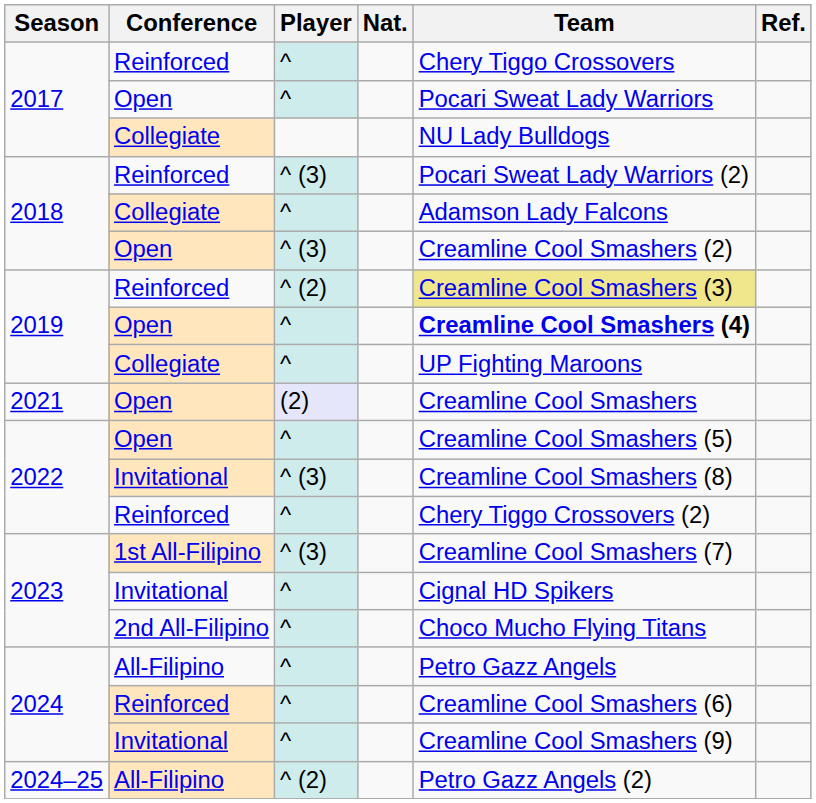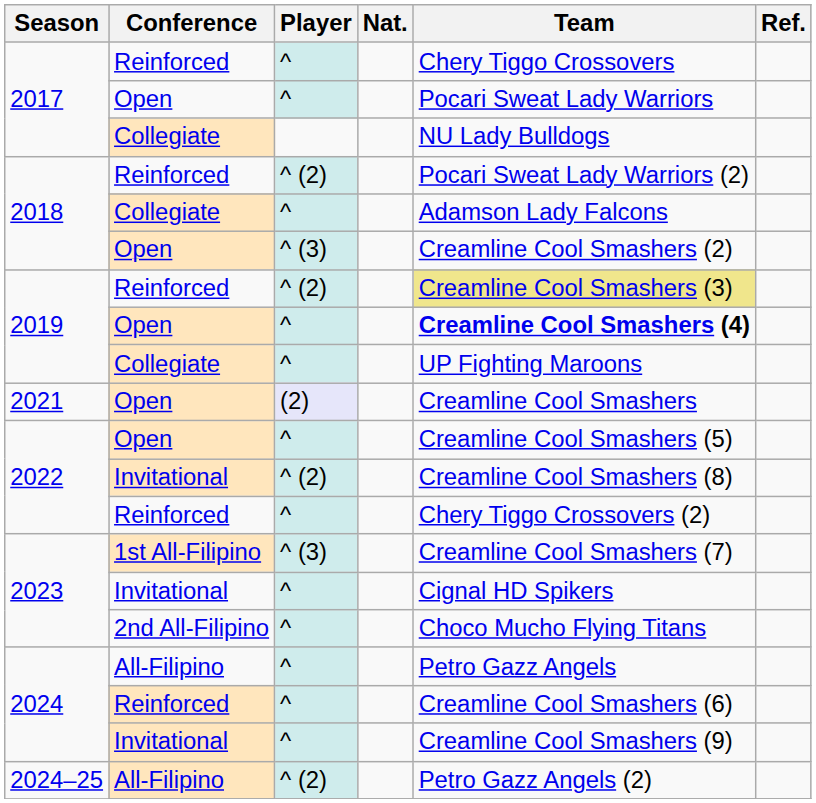(304, 174) ^ (3) -> (304, 174) ^ (2)
(304, 477) ^ (3) -> (304, 477) ^ (2)
